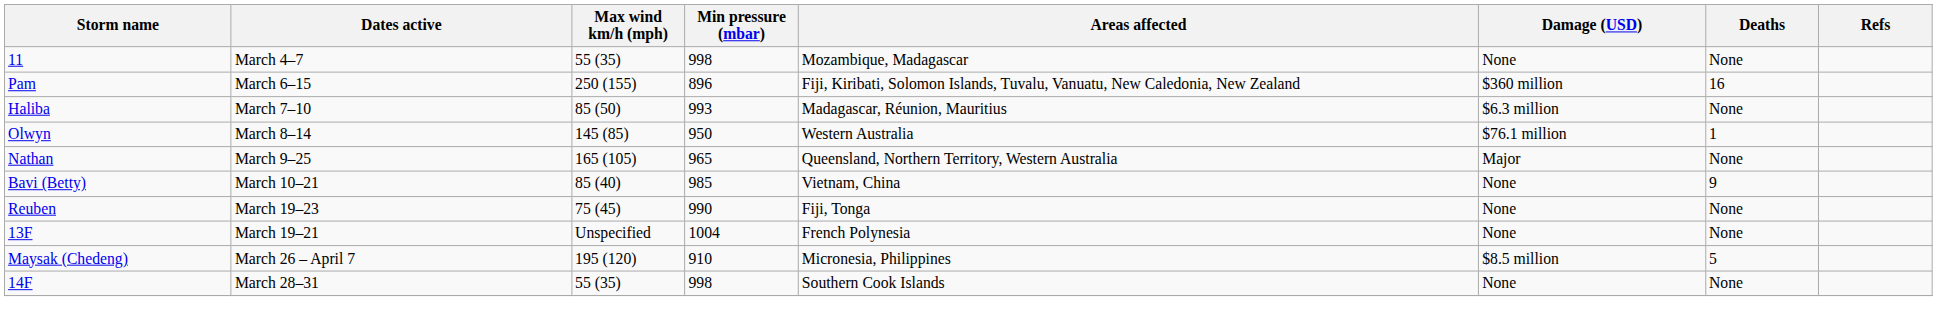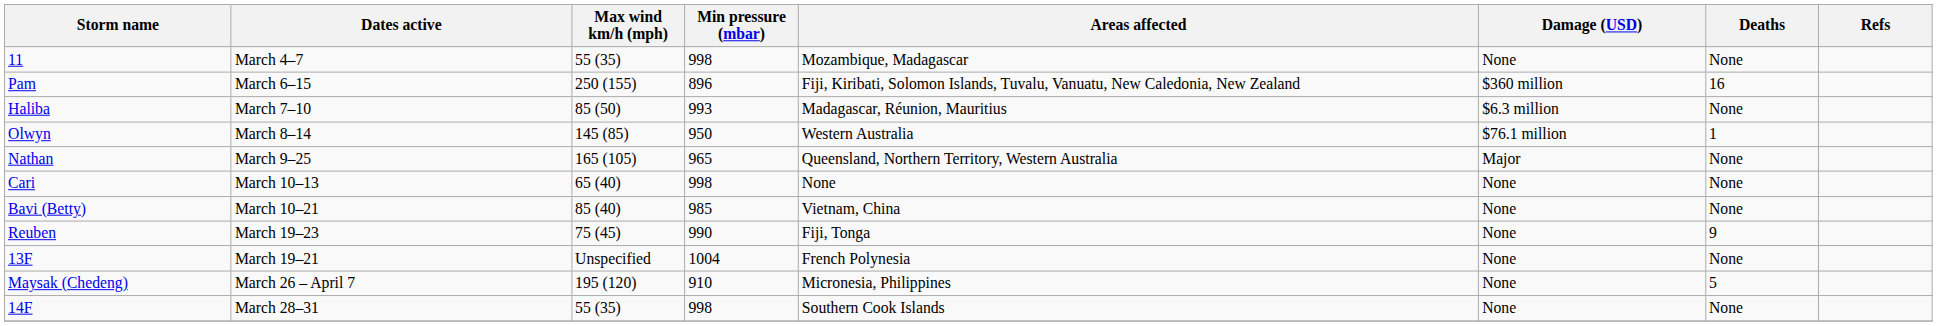+ row: (22, 183)
(1713, 183) 9 -> (1726, 208) None
(1726, 208) None -> (1713, 233) 9
(1521, 258) $8.5 million -> (1499, 283) None
